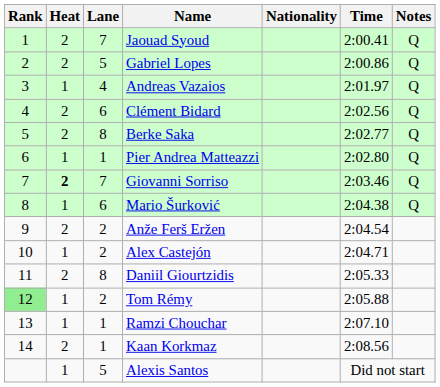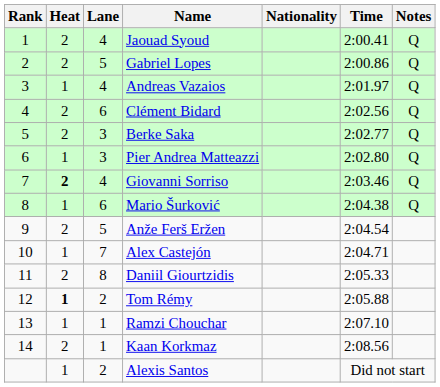(103, 39) 7 -> (103, 39) 4
(103, 134) 8 -> (103, 134) 3
(103, 157) 1 -> (103, 157) 3
(103, 181) 7 -> (103, 181) 4
(103, 228) 2 -> (103, 228) 5
(103, 252) 2 -> (103, 252) 7
(25, 299) lightgreen background -> (25, 299) no background
(65, 299) normal -> (65, 299) bold
(103, 370) 5 -> (103, 370) 2
